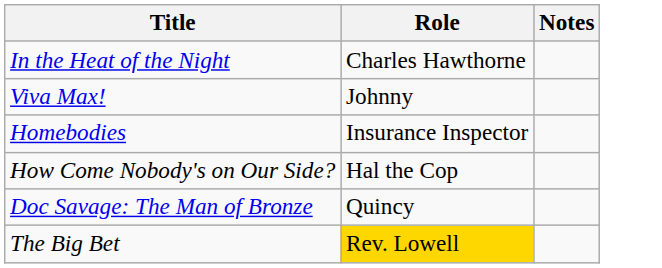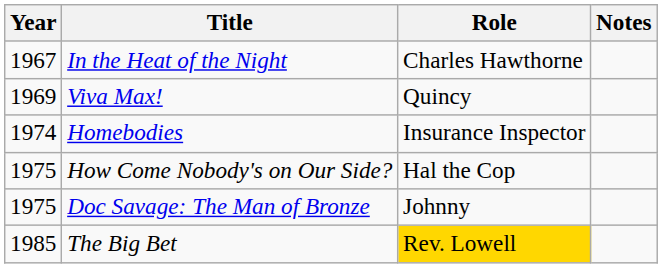+ column: (33, 22)
(380, 96) Johnny -> (437, 96) Quincy
(380, 206) Quincy -> (437, 206) Johnny
